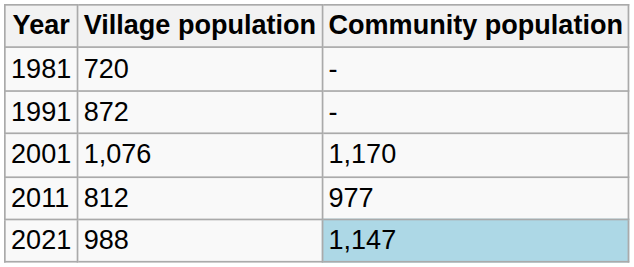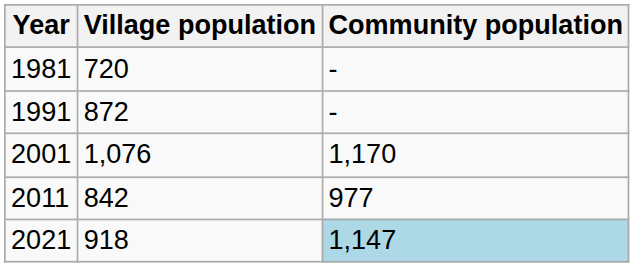(106, 197) 812 -> (106, 197) 842
(106, 240) 988 -> (106, 240) 918
